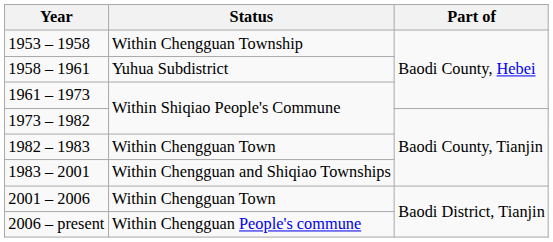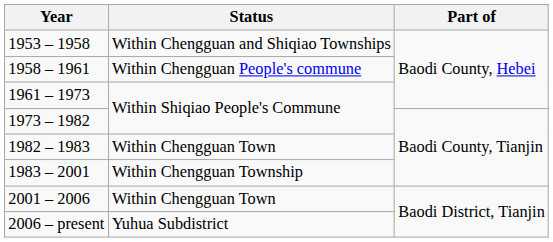(207, 43) Within Chengguan Township -> (251, 43) Within Chengguan and Shiqiao Townships
(170, 69) Yuhua Subdistrict -> (237, 69) Within Chengguan People's commune
(251, 172) Within Chengguan and Shiqiao Townships -> (207, 172) Within Chengguan Township
(237, 224) Within Chengguan People's commune -> (170, 224) Yuhua Subdistrict
